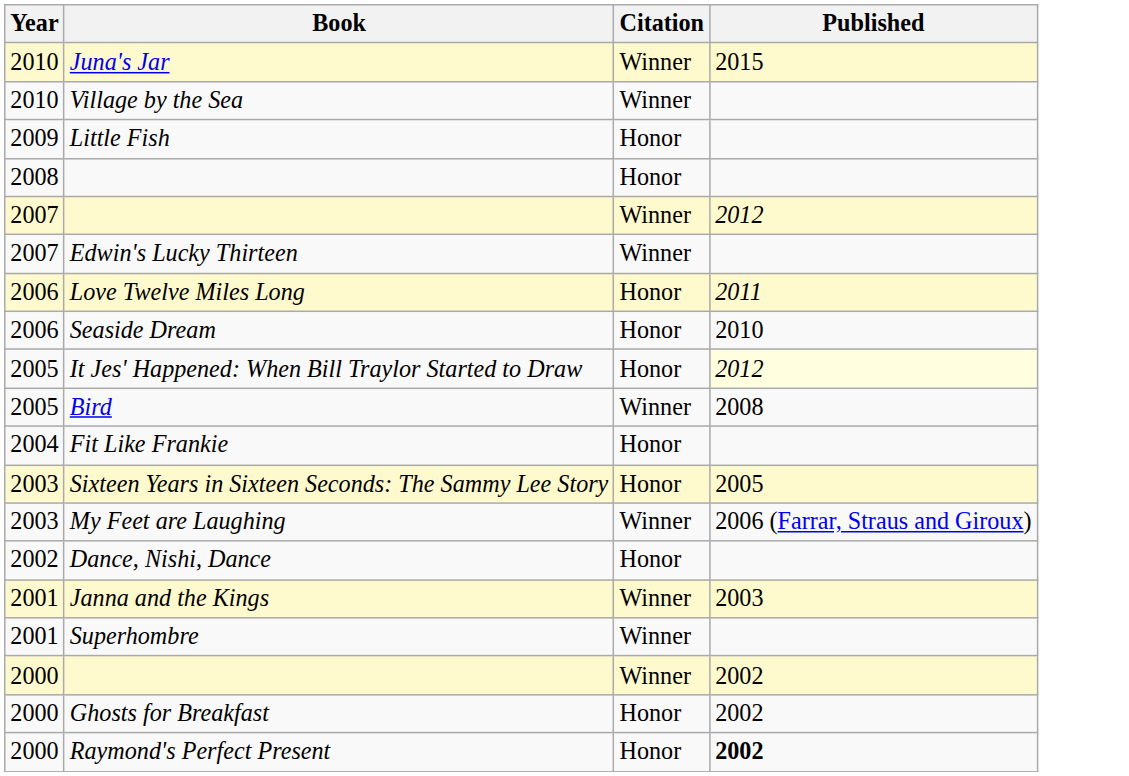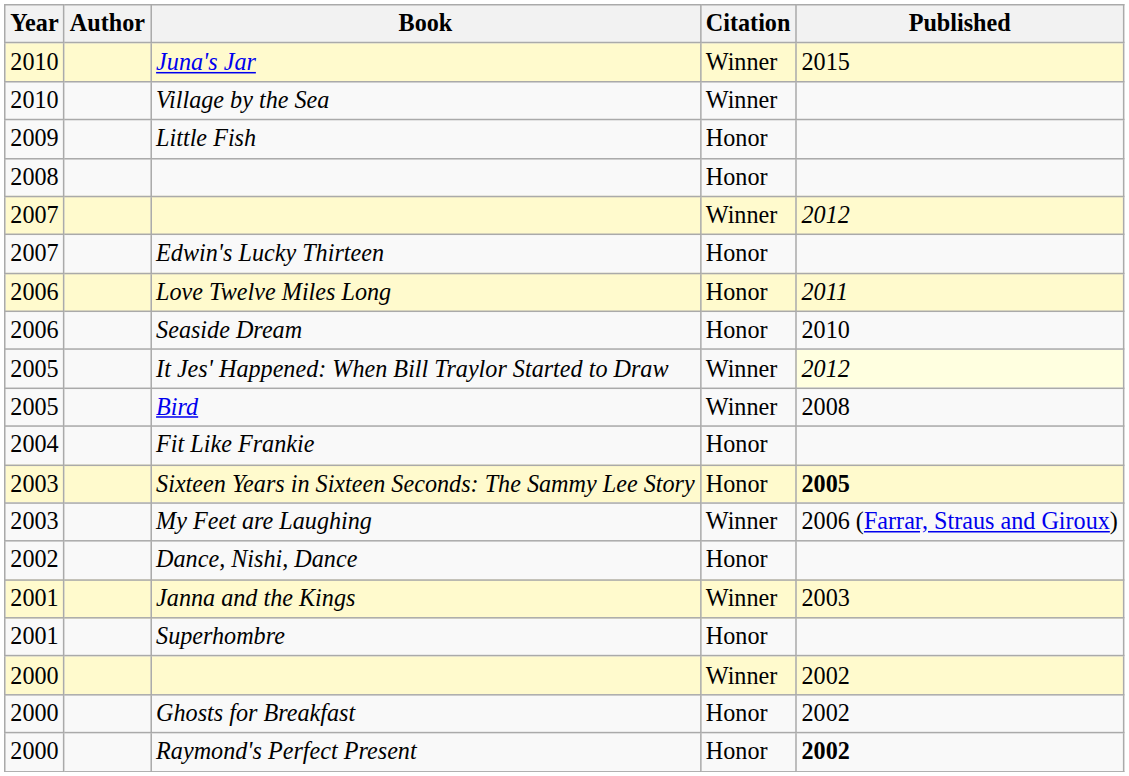+ column: (107, 23)
(655, 253) Winner -> (737, 253) Honor
(650, 368) Honor -> (742, 368) Winner
(739, 483) normal -> (826, 483) bold
(655, 636) Winner -> (737, 636) Honor
